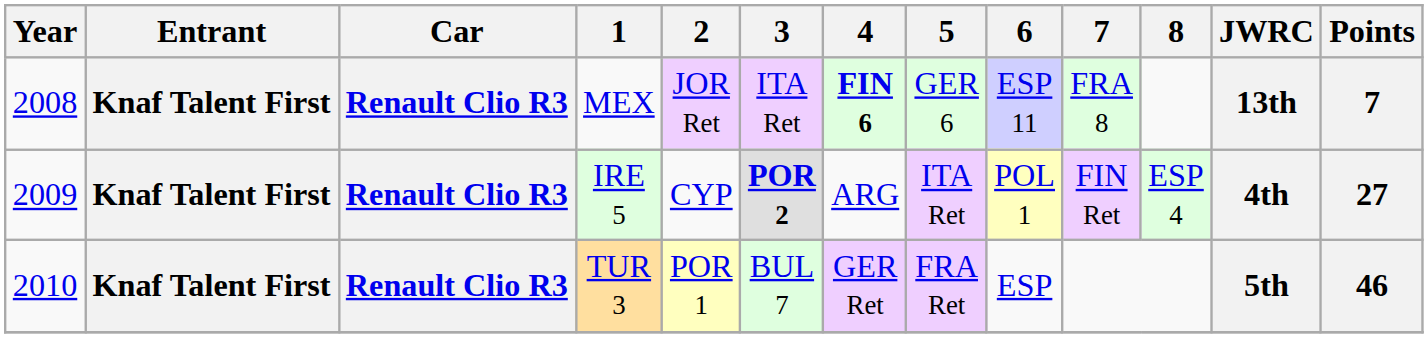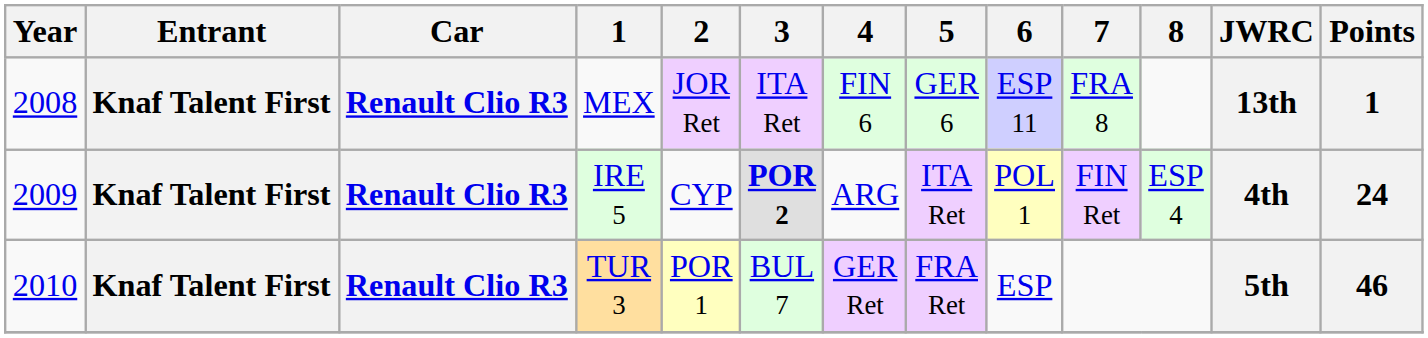(865, 102) bold -> (865, 101) normal
(1372, 102) 7 -> (1372, 102) 1
(1372, 193) 27 -> (1372, 193) 24
